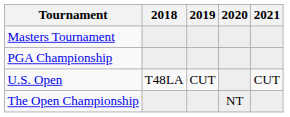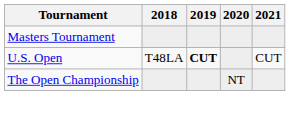- row: (60, 58)
(202, 80) normal -> (203, 58) bold
